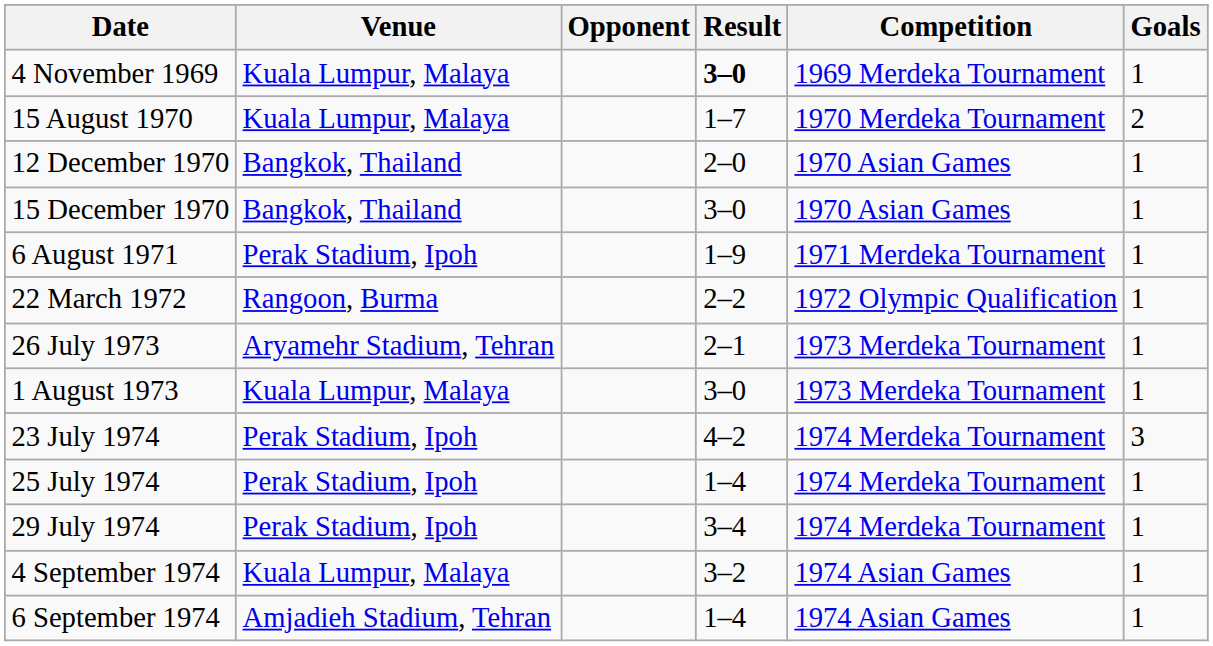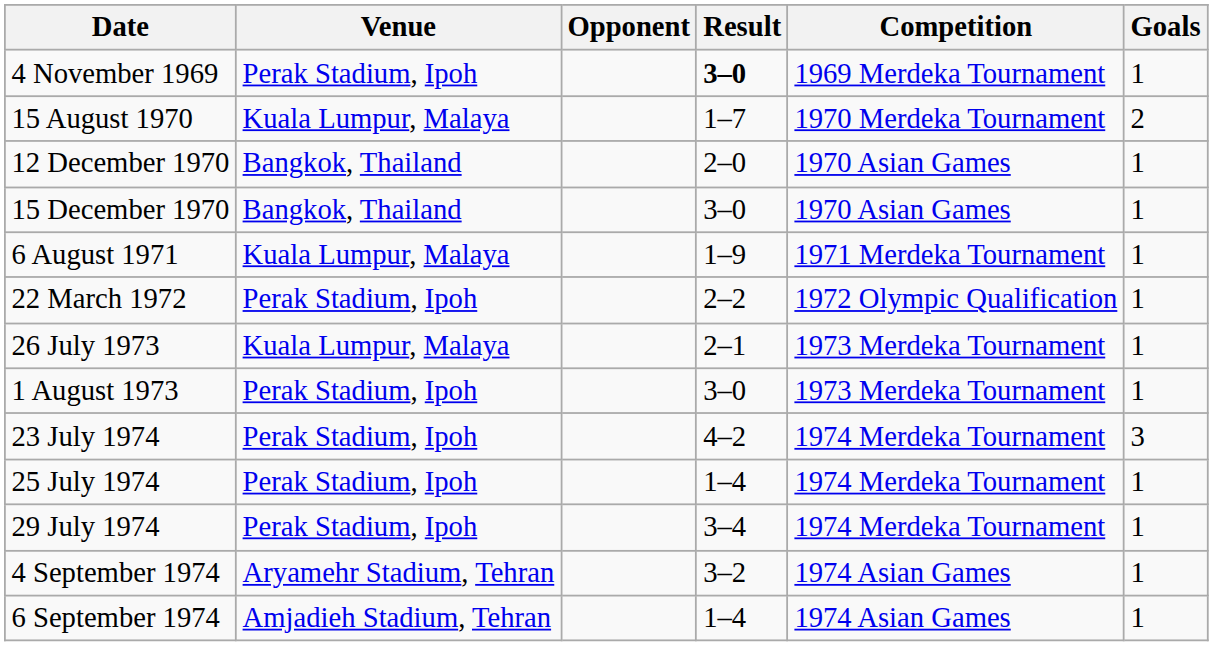(376, 72) Kuala Lumpur, Malaya -> (360, 72) Perak Stadium, Ipoh
(360, 254) Perak Stadium, Ipoh -> (376, 254) Kuala Lumpur, Malaya
(340, 299) Rangoon, Burma -> (360, 299) Perak Stadium, Ipoh
(398, 345) Aryamehr Stadium, Tehran -> (376, 345) Kuala Lumpur, Malaya
(376, 390) Kuala Lumpur, Malaya -> (360, 390) Perak Stadium, Ipoh
(376, 572) Kuala Lumpur, Malaya -> (398, 572) Aryamehr Stadium, Tehran
